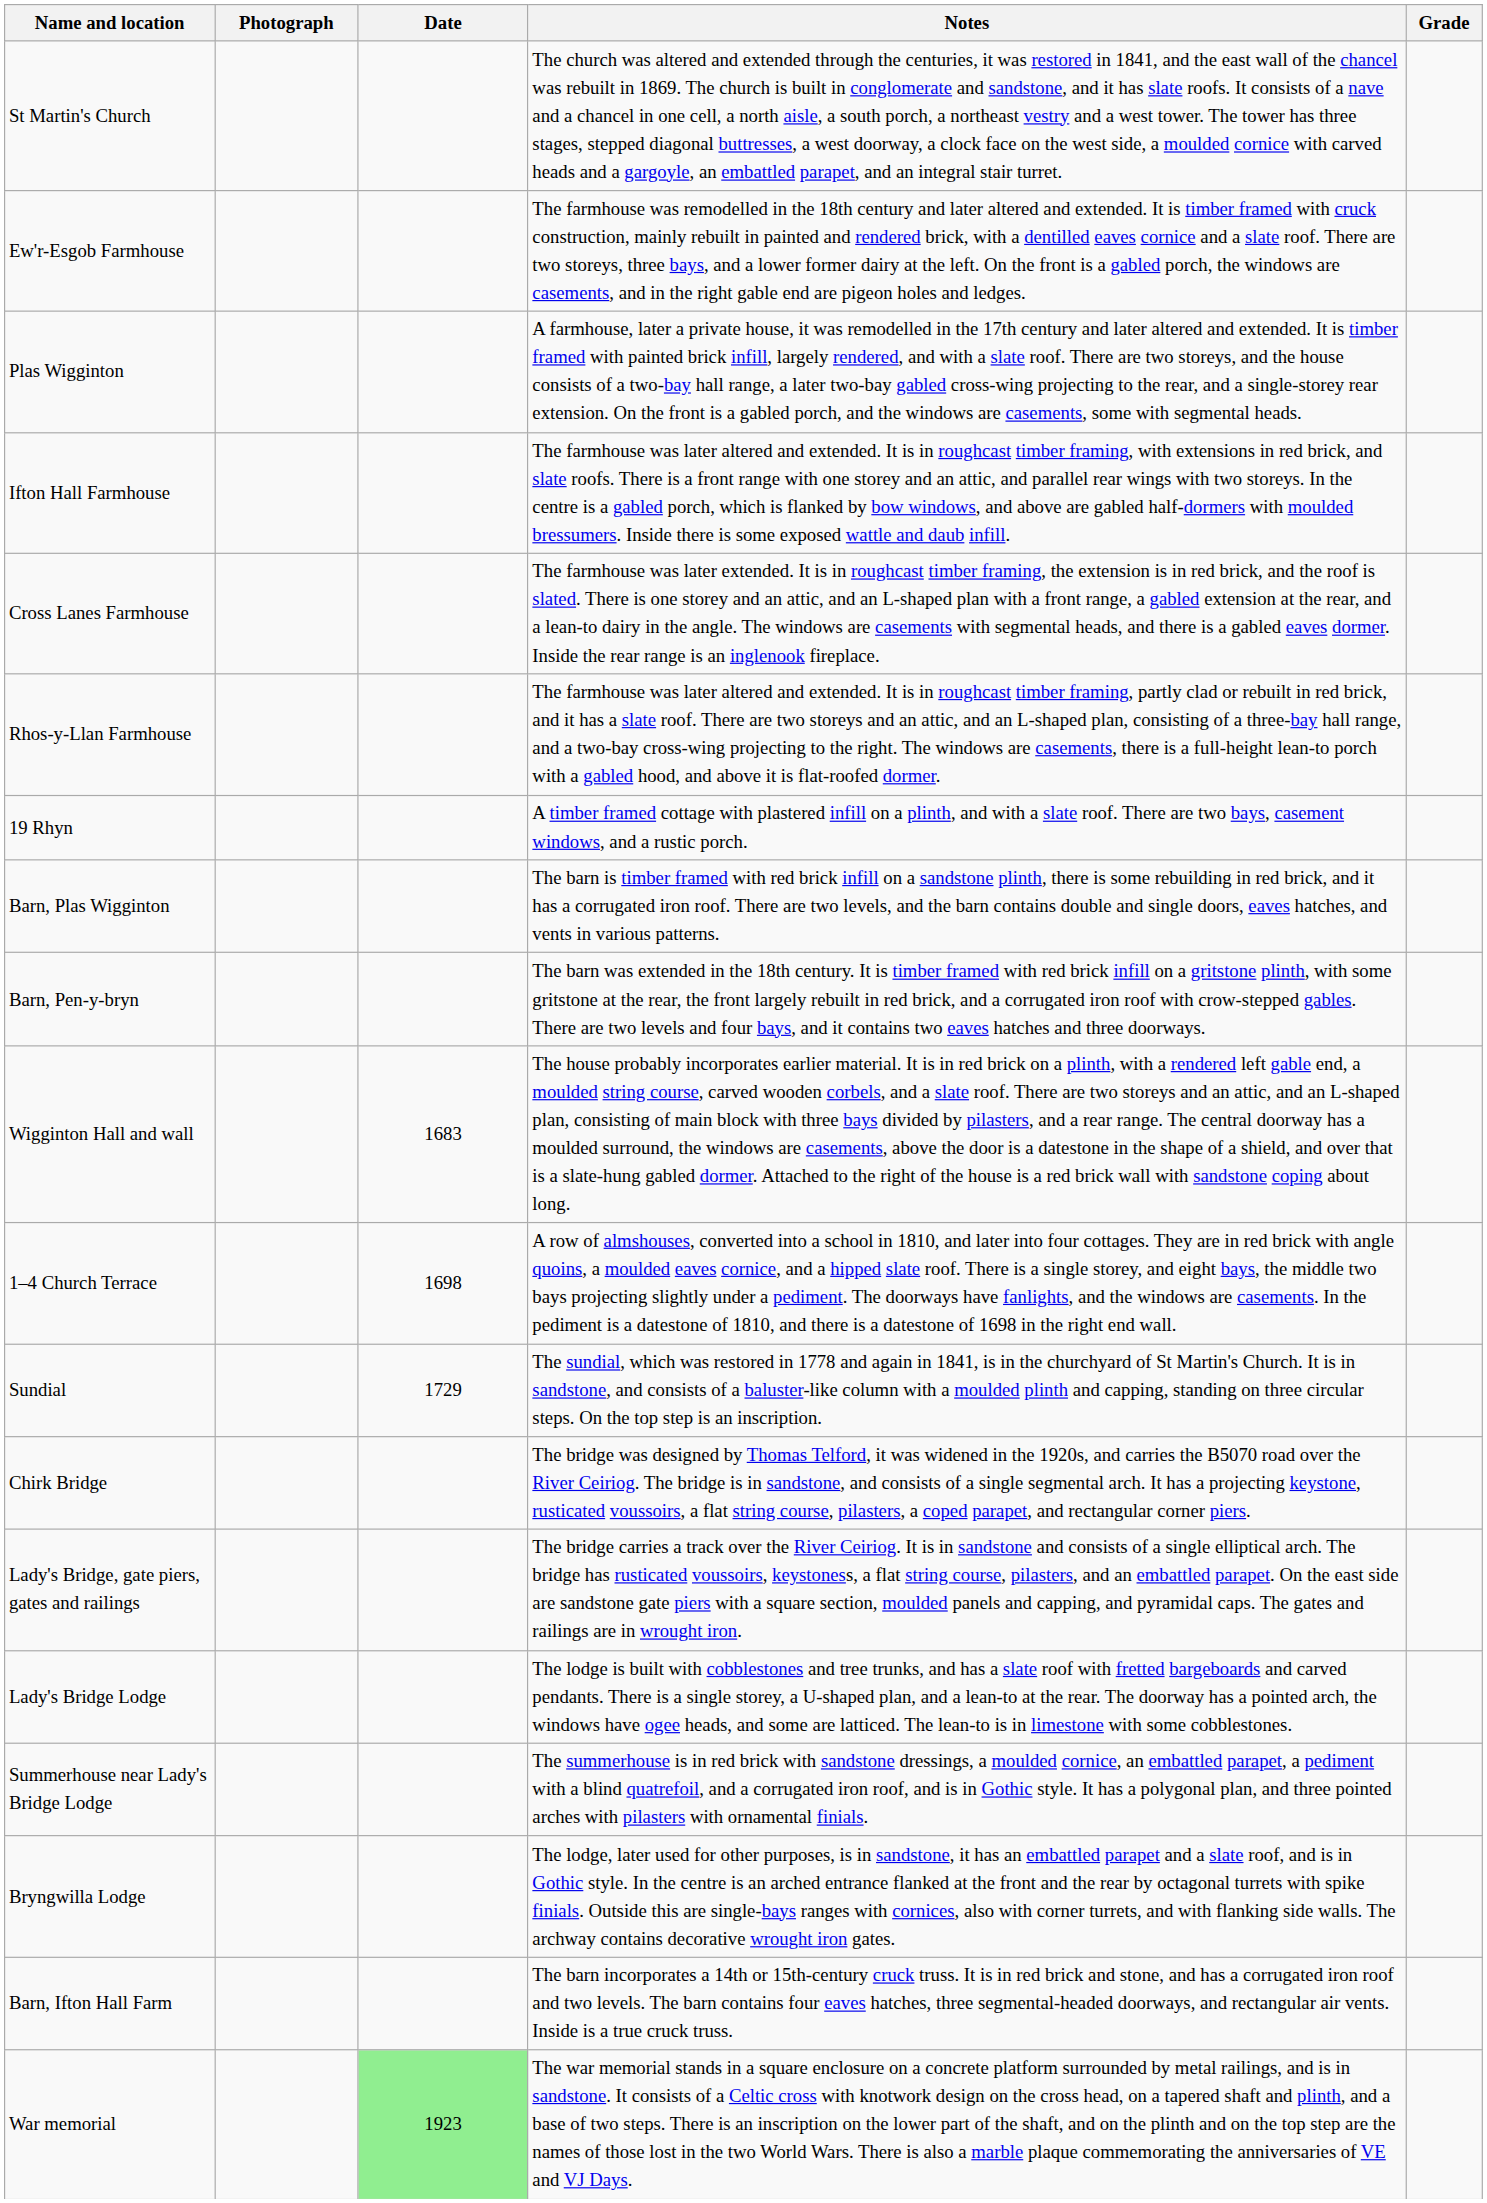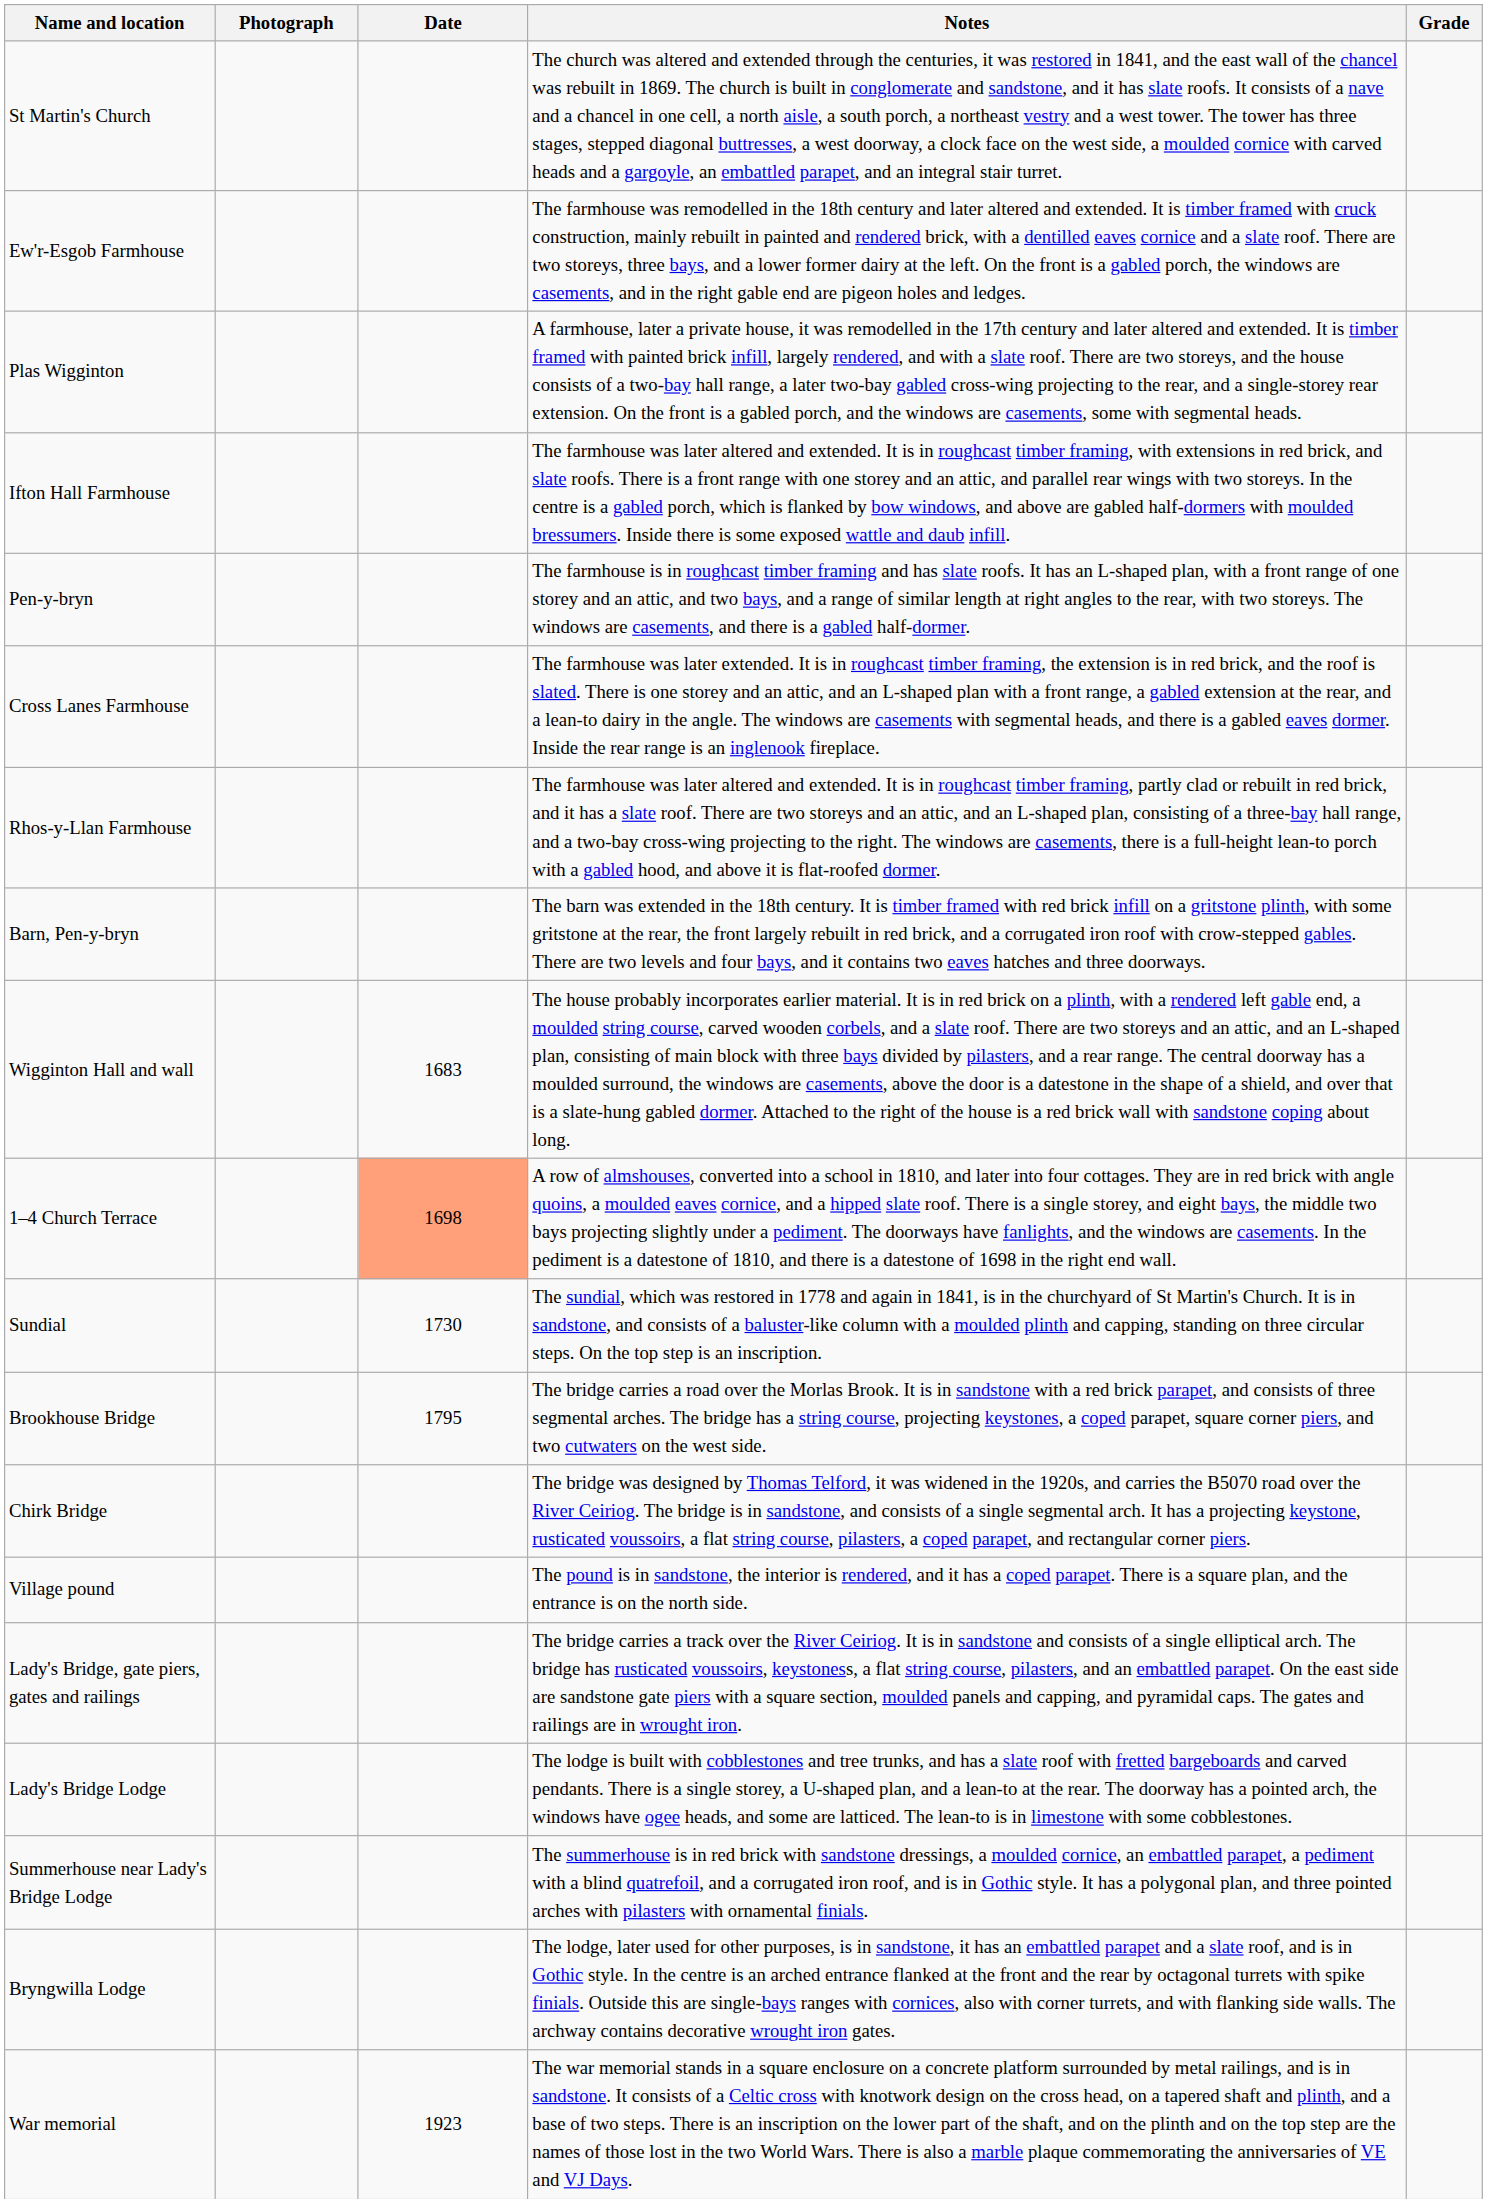+ row: (51, 599)
- row: (41, 827)
- row: (89, 906)
(443, 1283) no background -> (443, 1218) lightsalmon background
(443, 1389) 1729 -> (443, 1325) 1730
+ row: (82, 1418)
+ row: (62, 1589)
- row: (91, 2003)
(443, 2124) lightgreen background -> (443, 2124) no background
